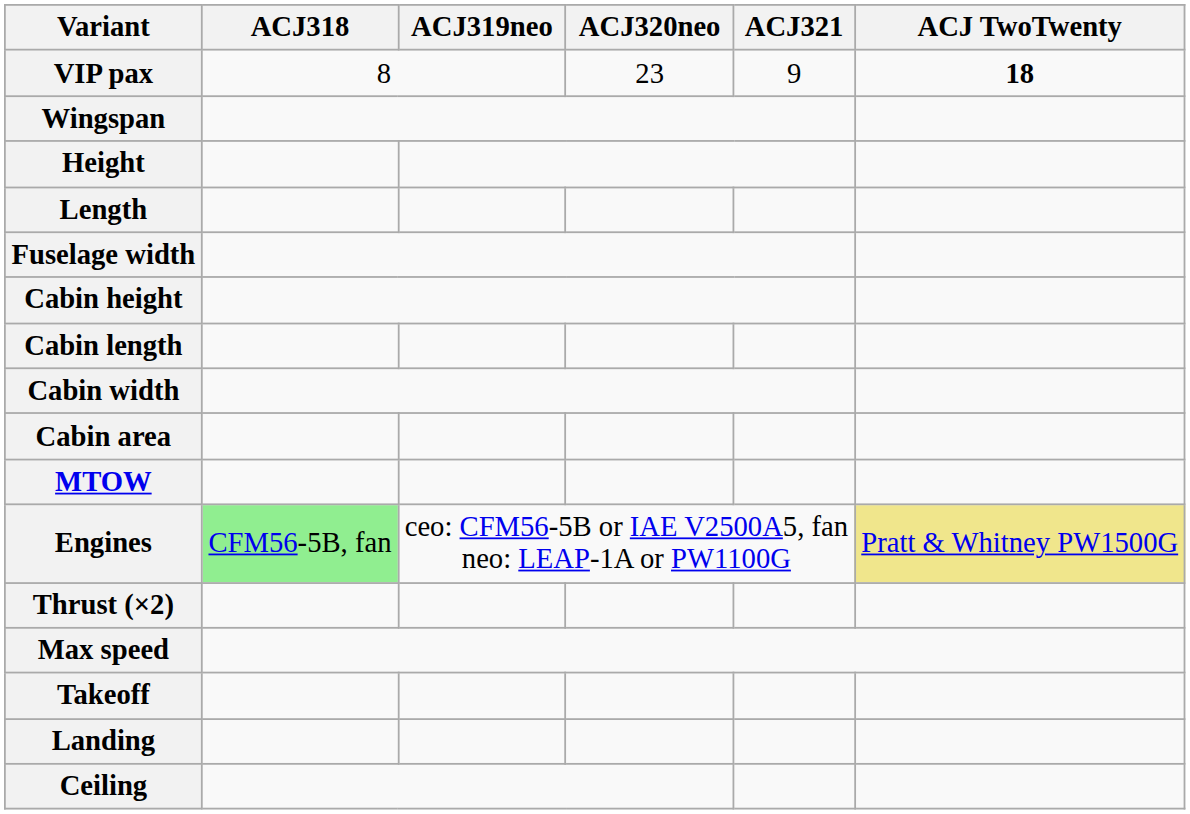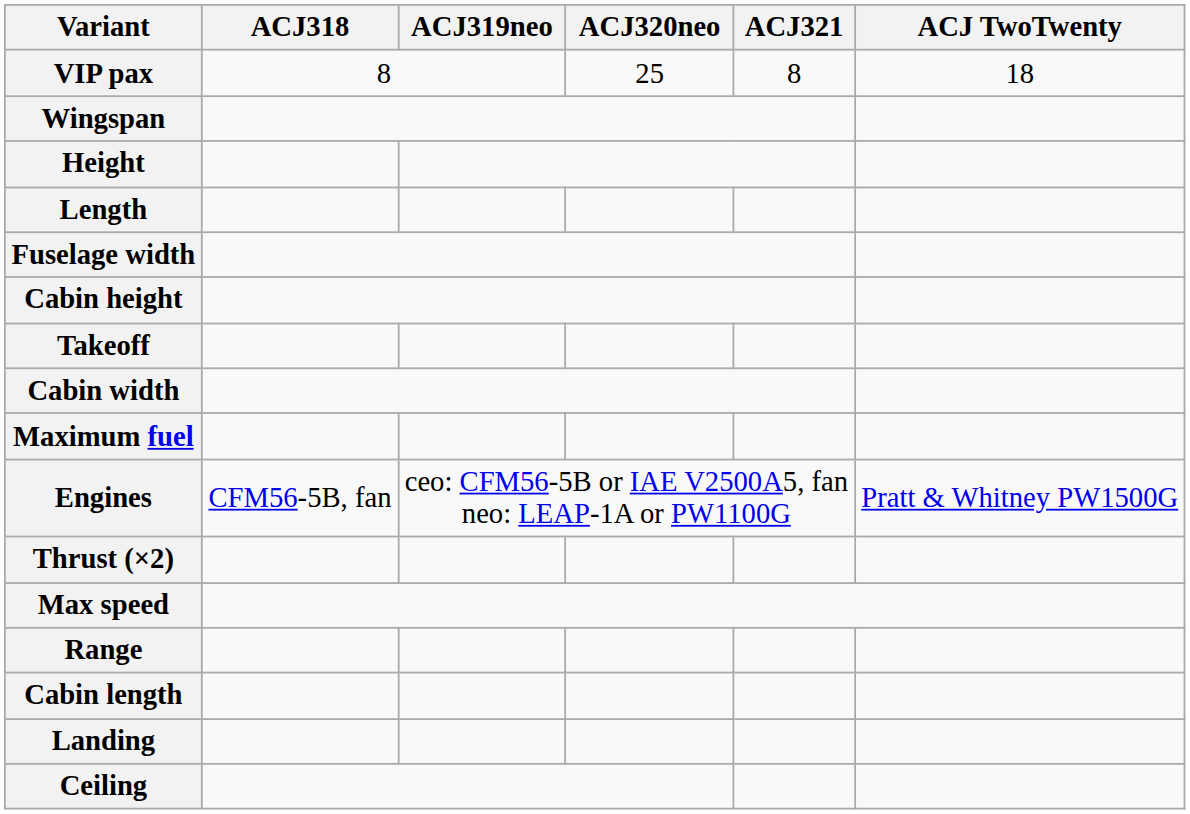(650, 72) 23 -> (650, 72) 25
(794, 72) 9 -> (794, 72) 8
(1020, 72) bold -> (1020, 72) normal
rows swapped: (103, 345) <-> (103, 695)
- row: (103, 436)
- row: (103, 481)
+ row: (103, 436)
(300, 542) lightgreen background -> (300, 497) no background
(1020, 542) khaki background -> (1020, 497) no background
+ row: (103, 649)
